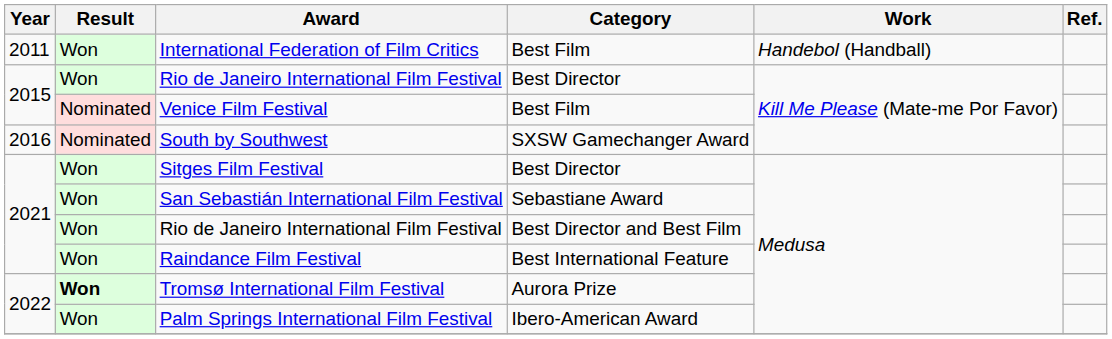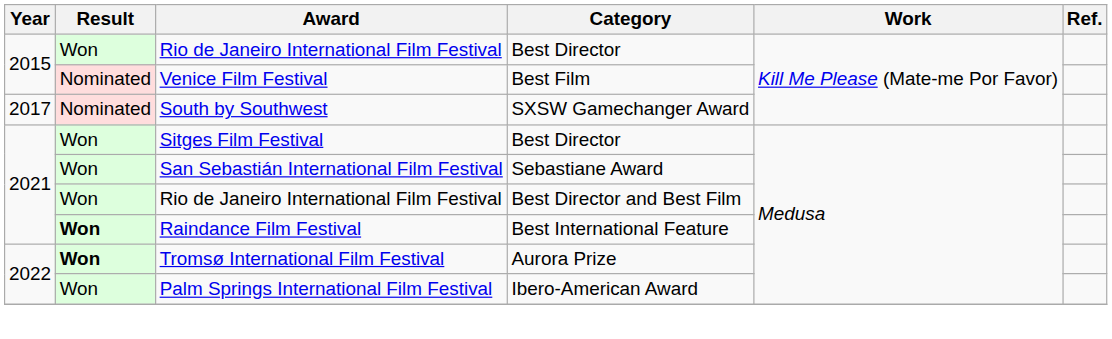- row: (319, 49)
(30, 139) 2016 -> (30, 109) 2017
(79, 259) normal -> (80, 229) bold
